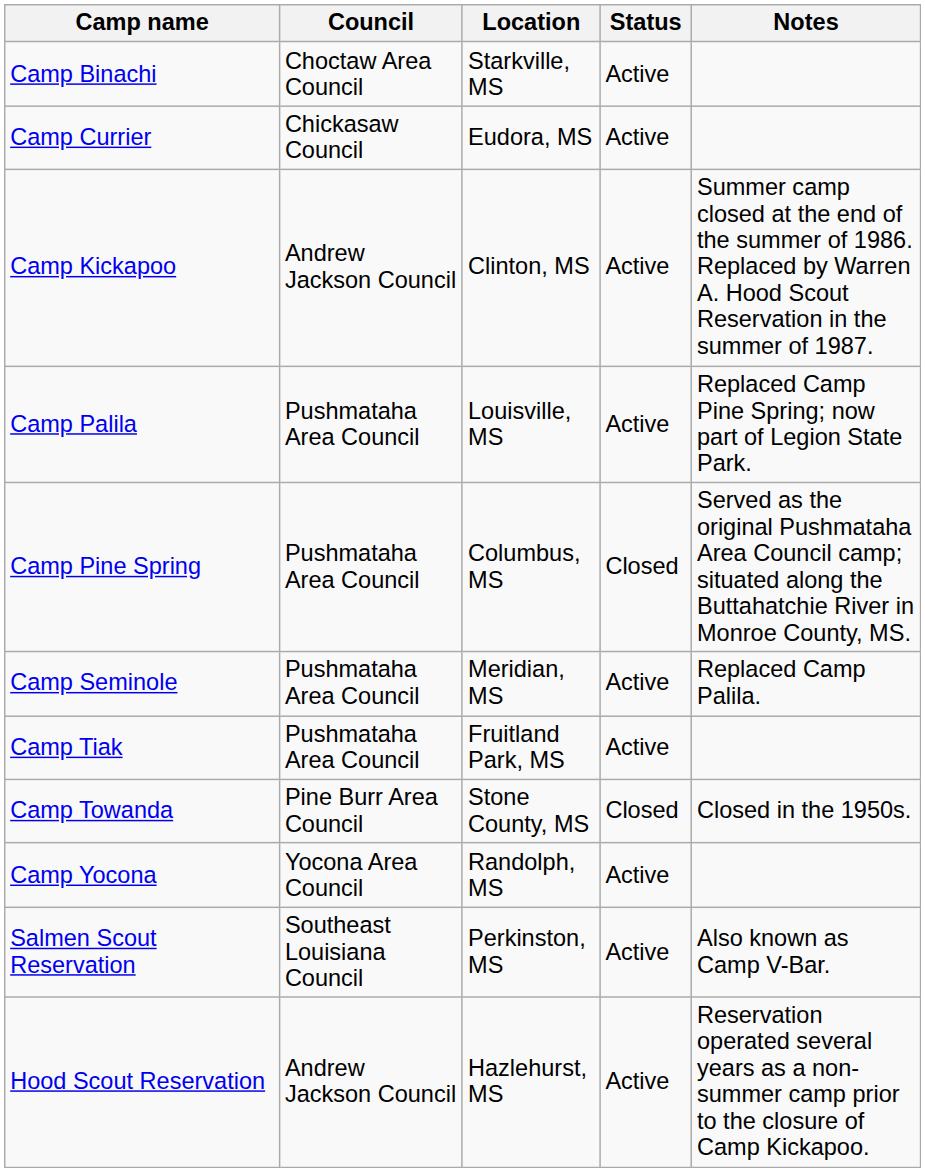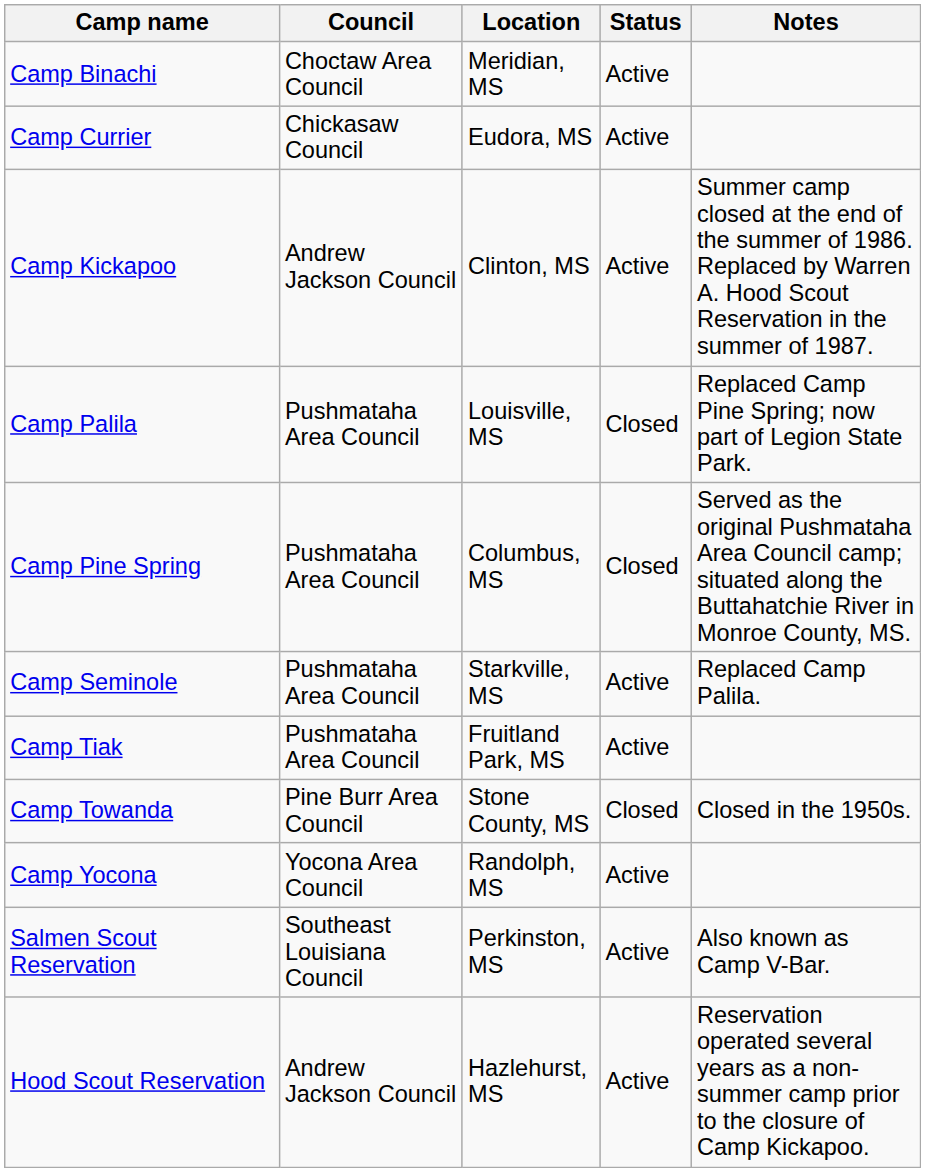(519, 73) Starkville, MS -> (516, 73) Meridian, MS
(637, 423) Active -> (642, 423) Closed
(516, 683) Meridian, MS -> (519, 683) Starkville, MS
